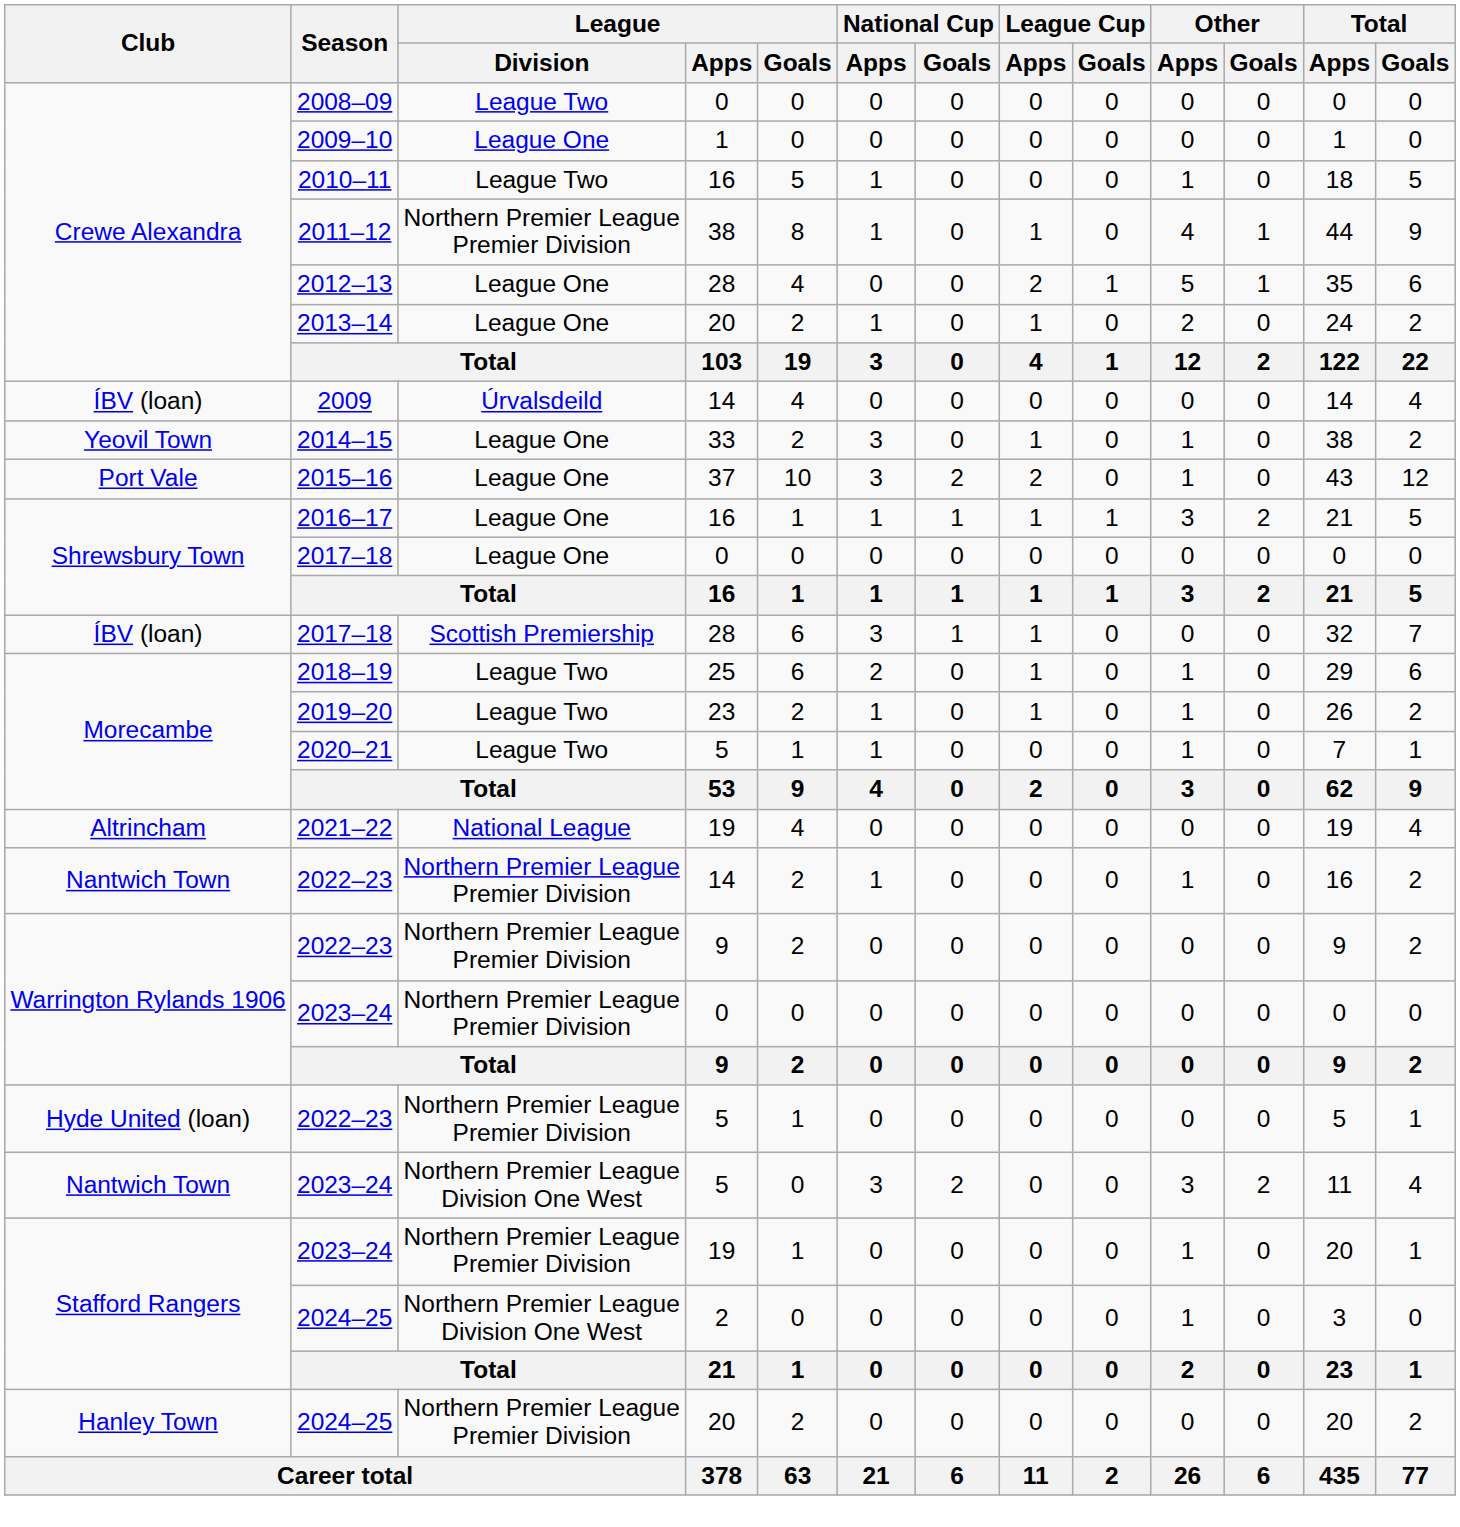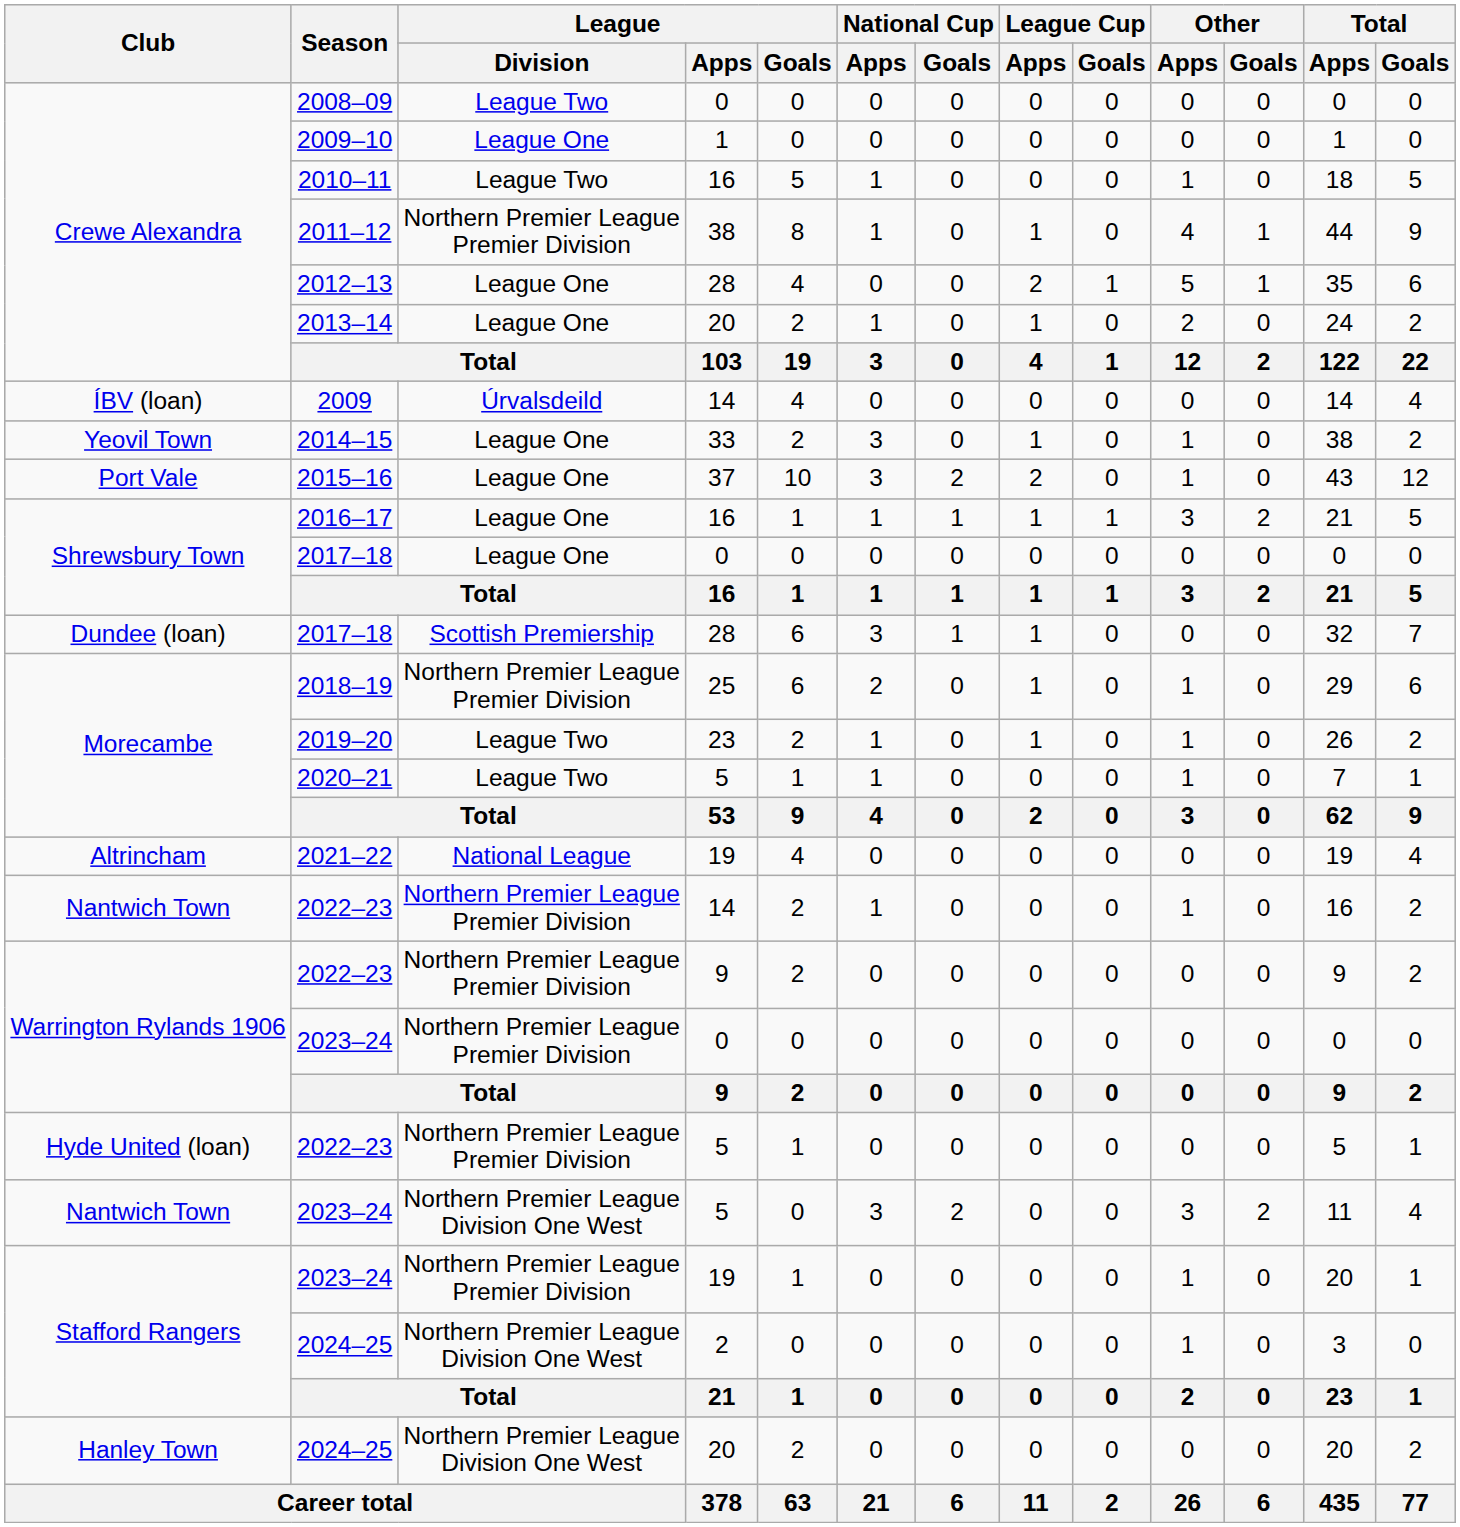(148, 633) ÍBV (loan) -> (148, 633) Dundee (loan)
(542, 672) League Two -> (542, 686) Northern Premier League Premier Division
(542, 1422) Northern Premier League Premier Division -> (542, 1450) Northern Premier League Division One West
